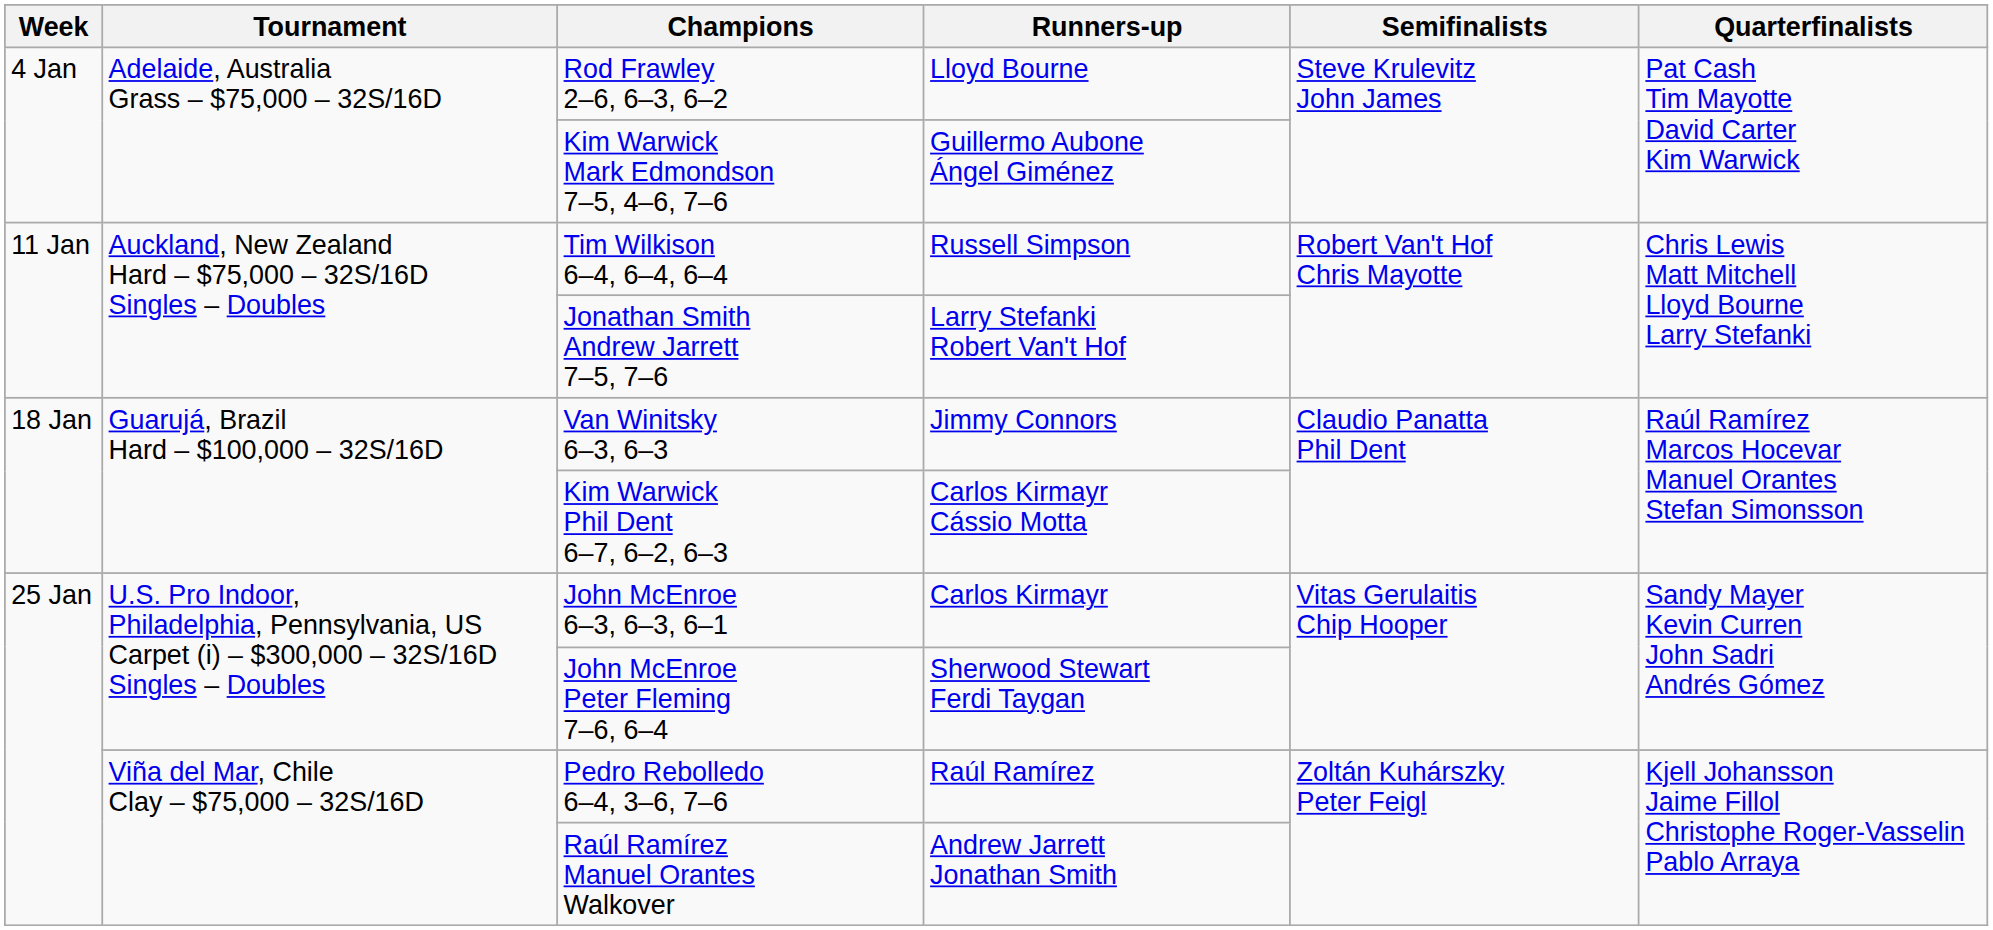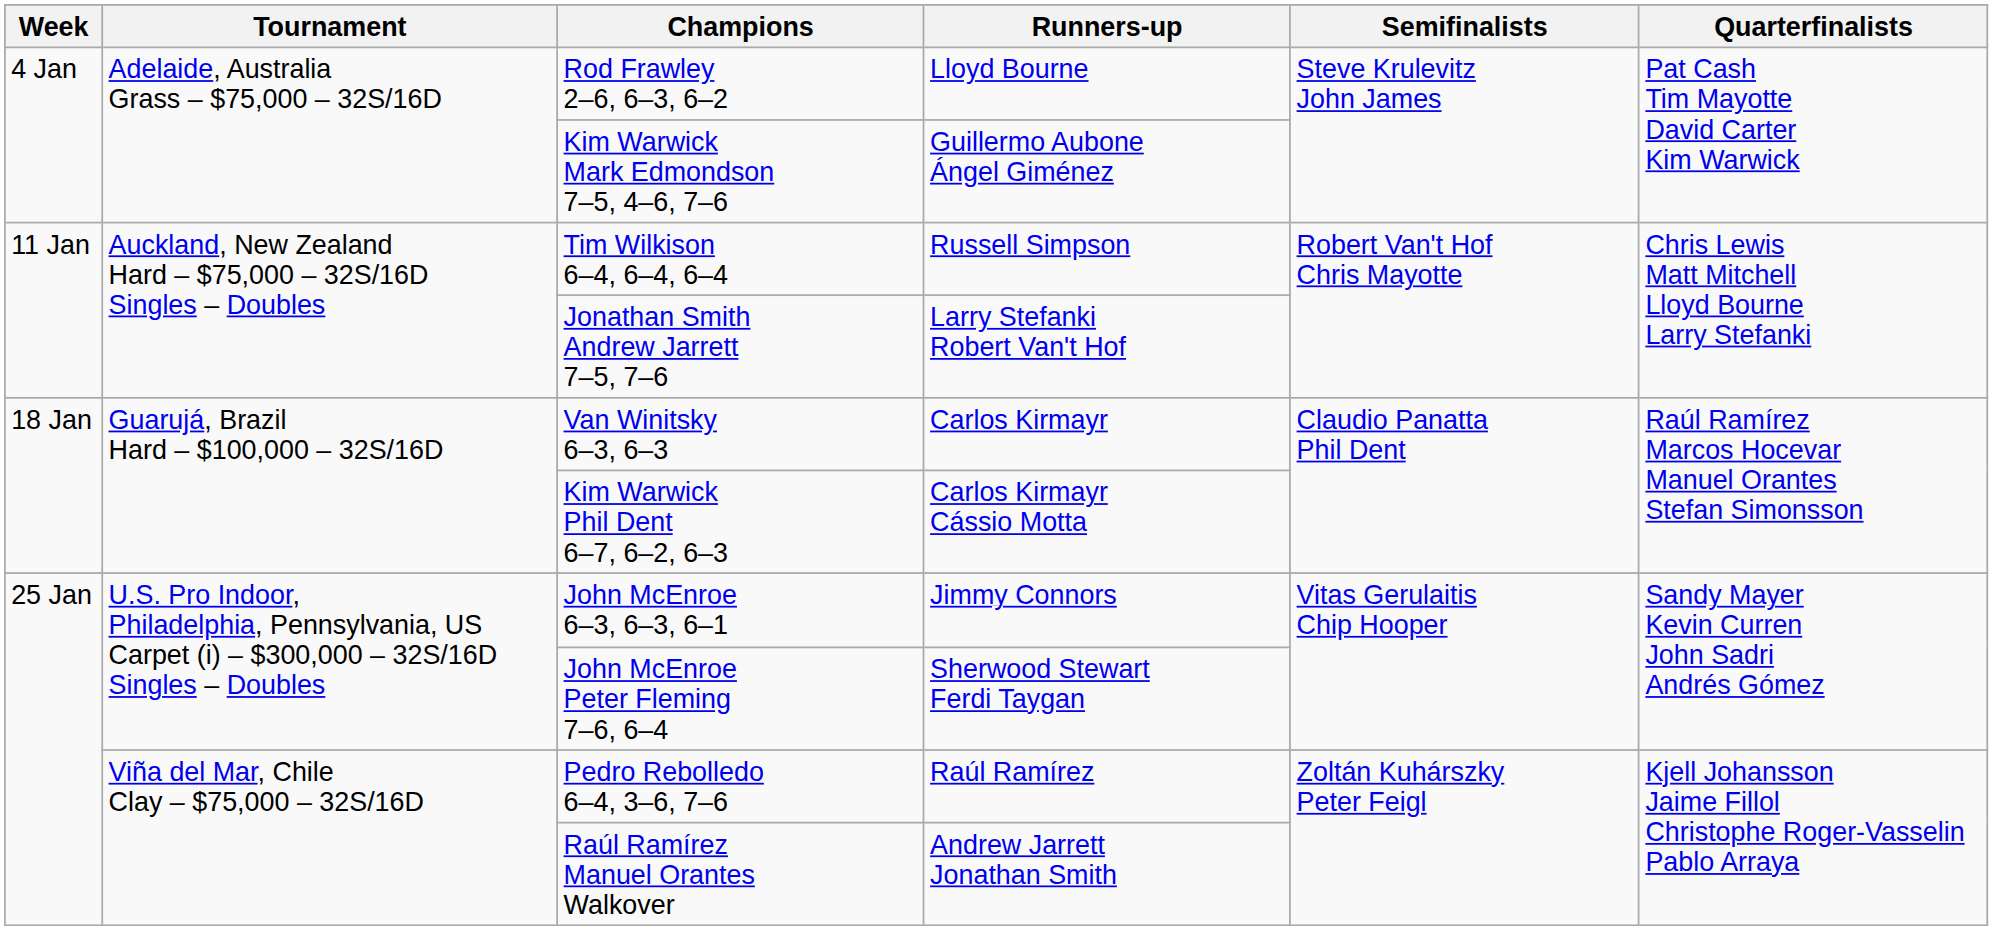(1023, 420) Jimmy Connors -> (1019, 420) Carlos Kirmayr
(1019, 595) Carlos Kirmayr -> (1023, 595) Jimmy Connors
